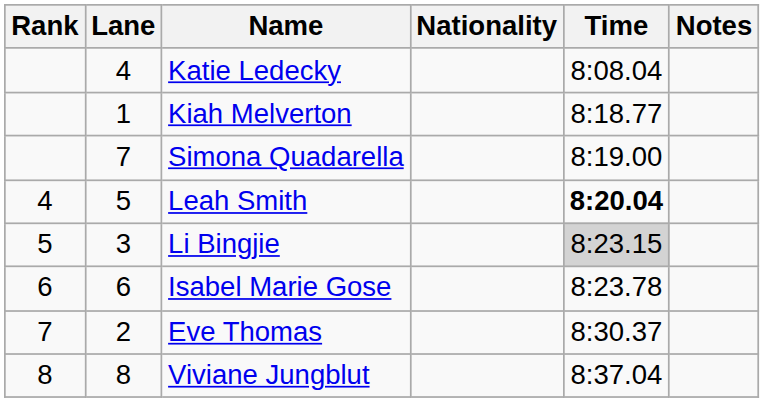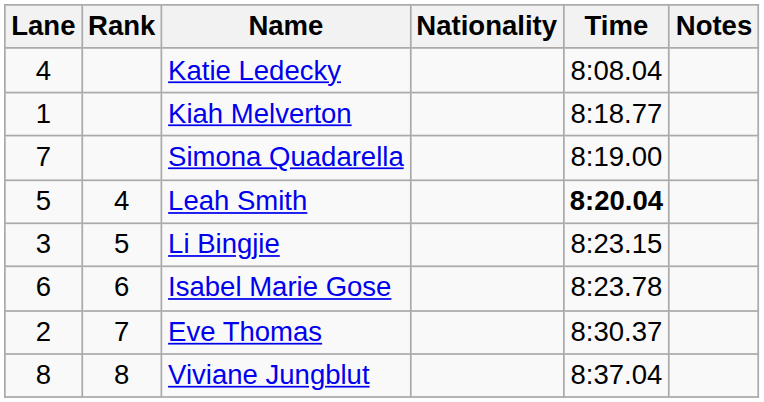columns swapped: (45, 26) <-> (123, 26)
(616, 244) lightgrey background -> (616, 244) no background
